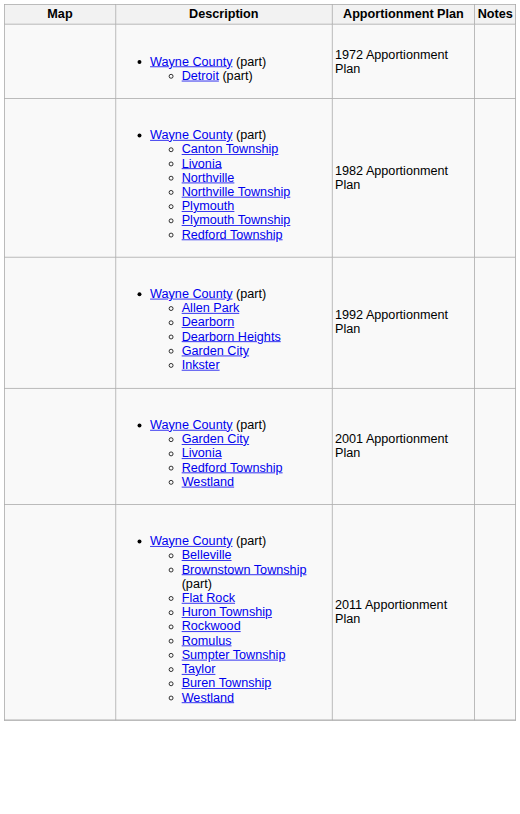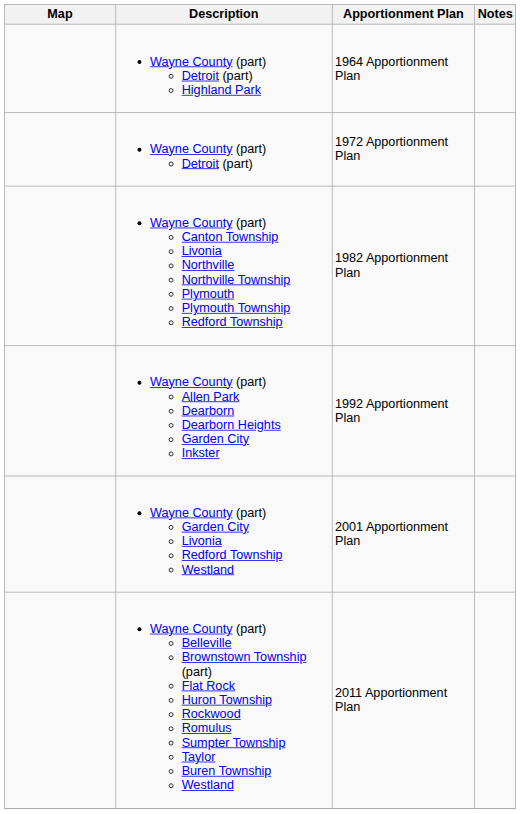+ row: (224, 76)
